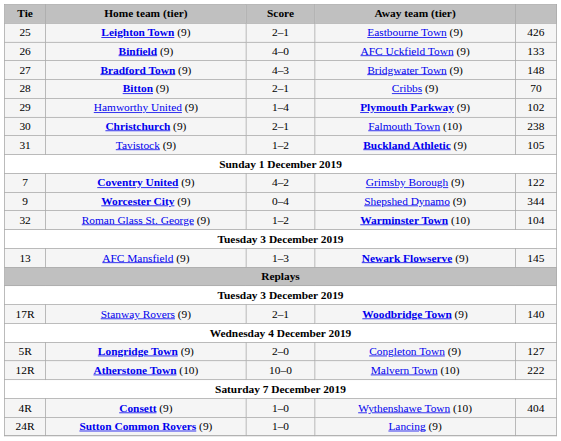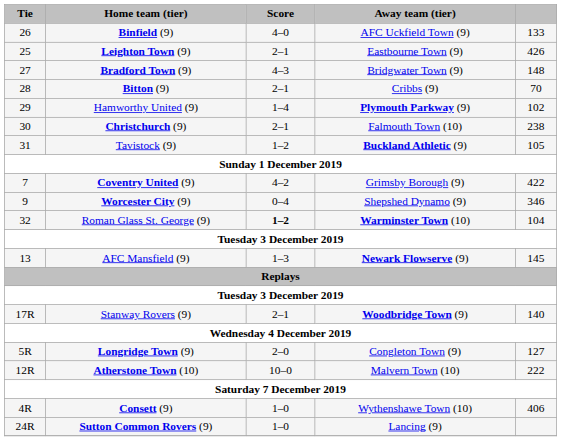rows swapped: (146, 33) <-> (146, 51)
(536, 183) 122 -> (536, 183) 422
(536, 201) 344 -> (536, 201) 346
(280, 220) normal -> (280, 220) bold
(536, 408) 404 -> (536, 408) 406
